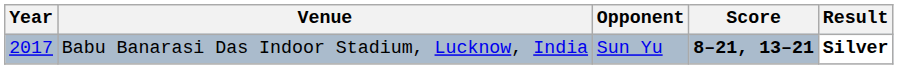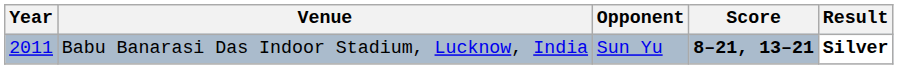(31, 49) 2017 -> (31, 49) 2011
